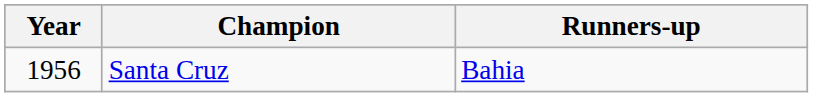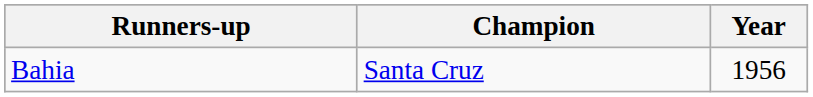columns swapped: (54, 26) <-> (631, 26)
